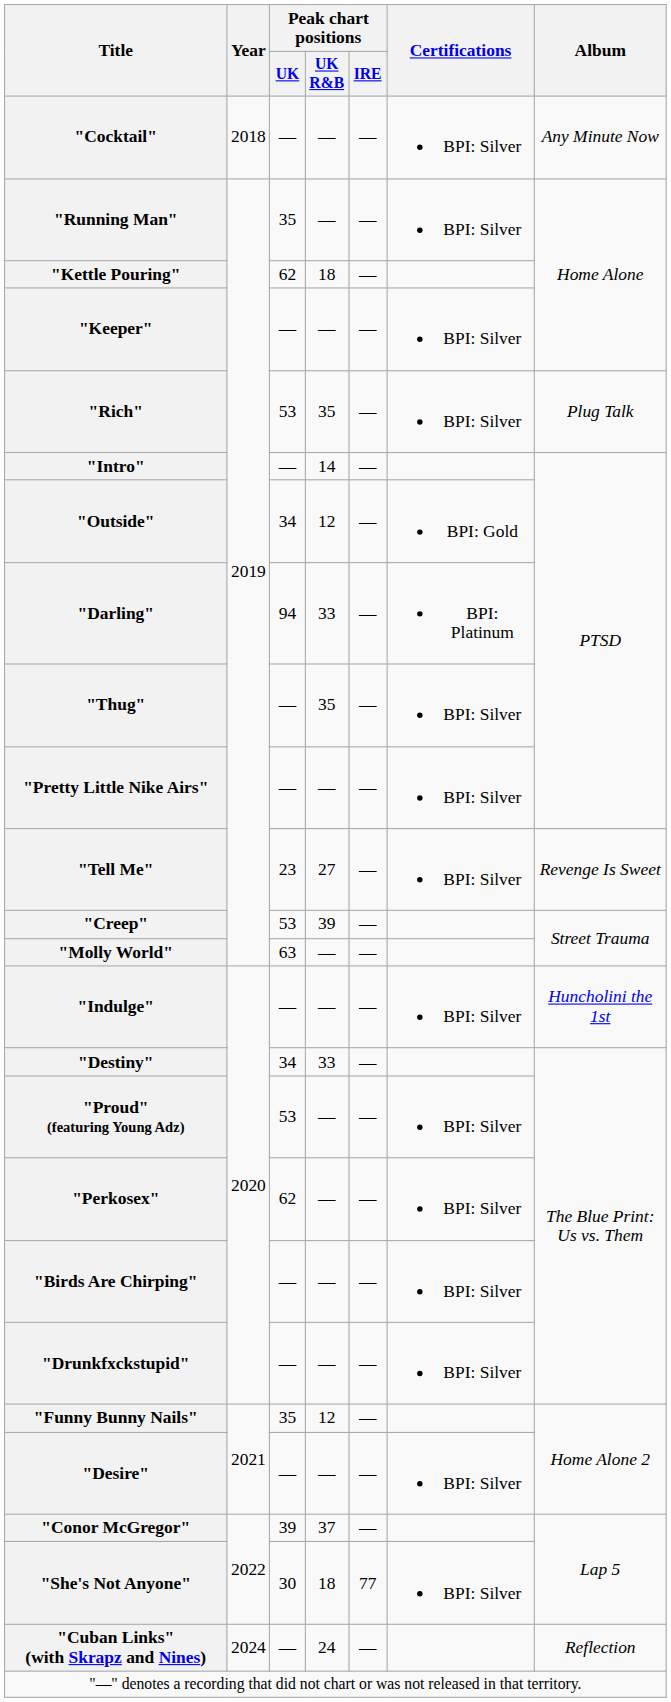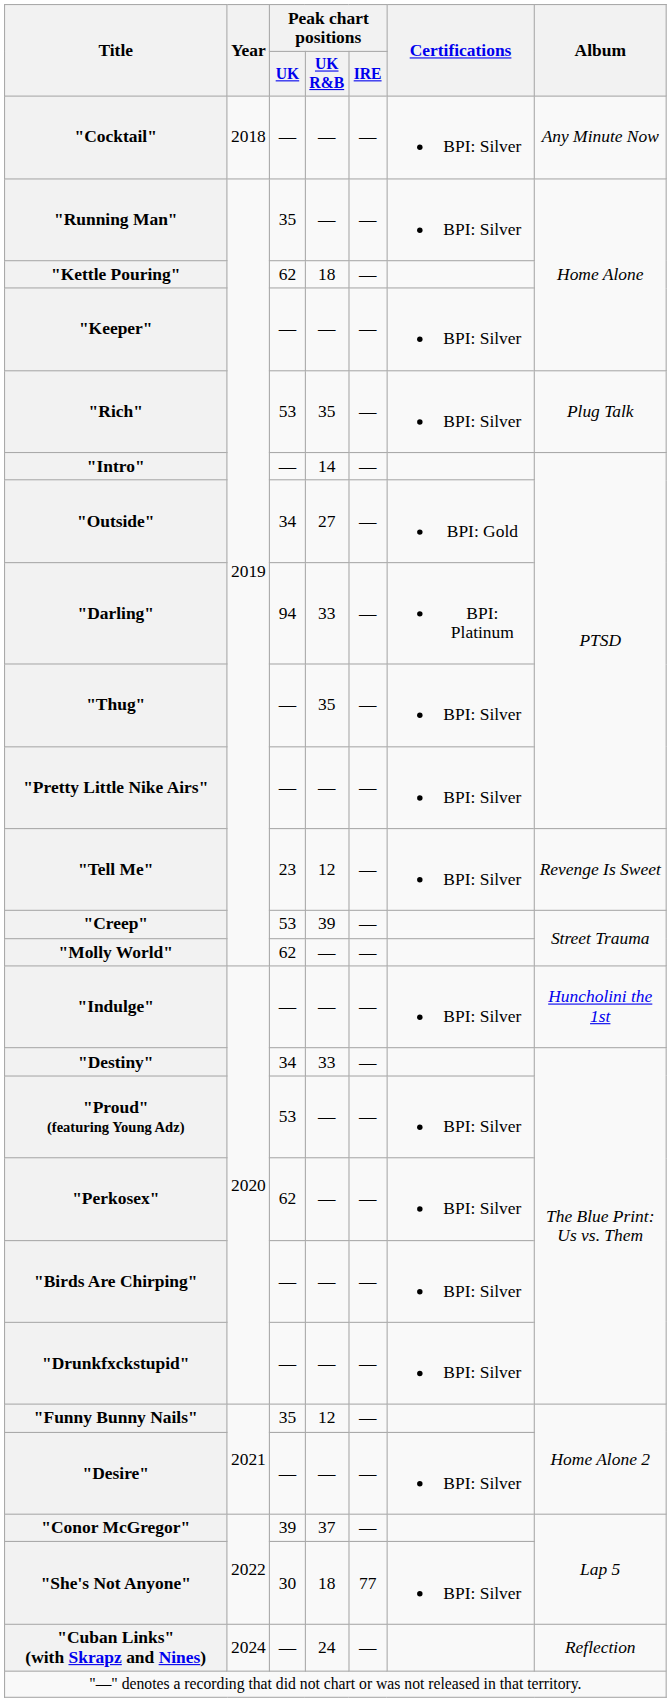(327, 521) 12 -> (327, 521) 27
(327, 869) 27 -> (327, 869) 12
(287, 952) 63 -> (287, 952) 62
